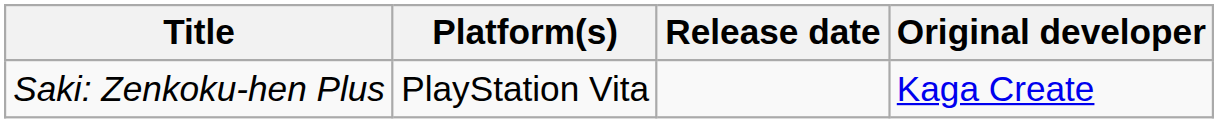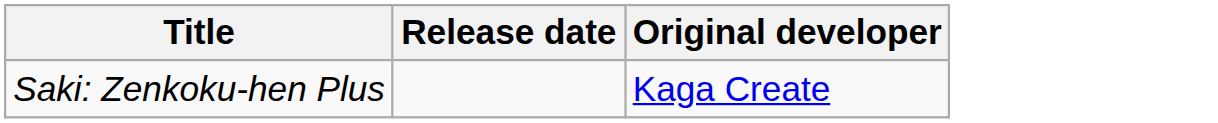- column: (525, 32)
